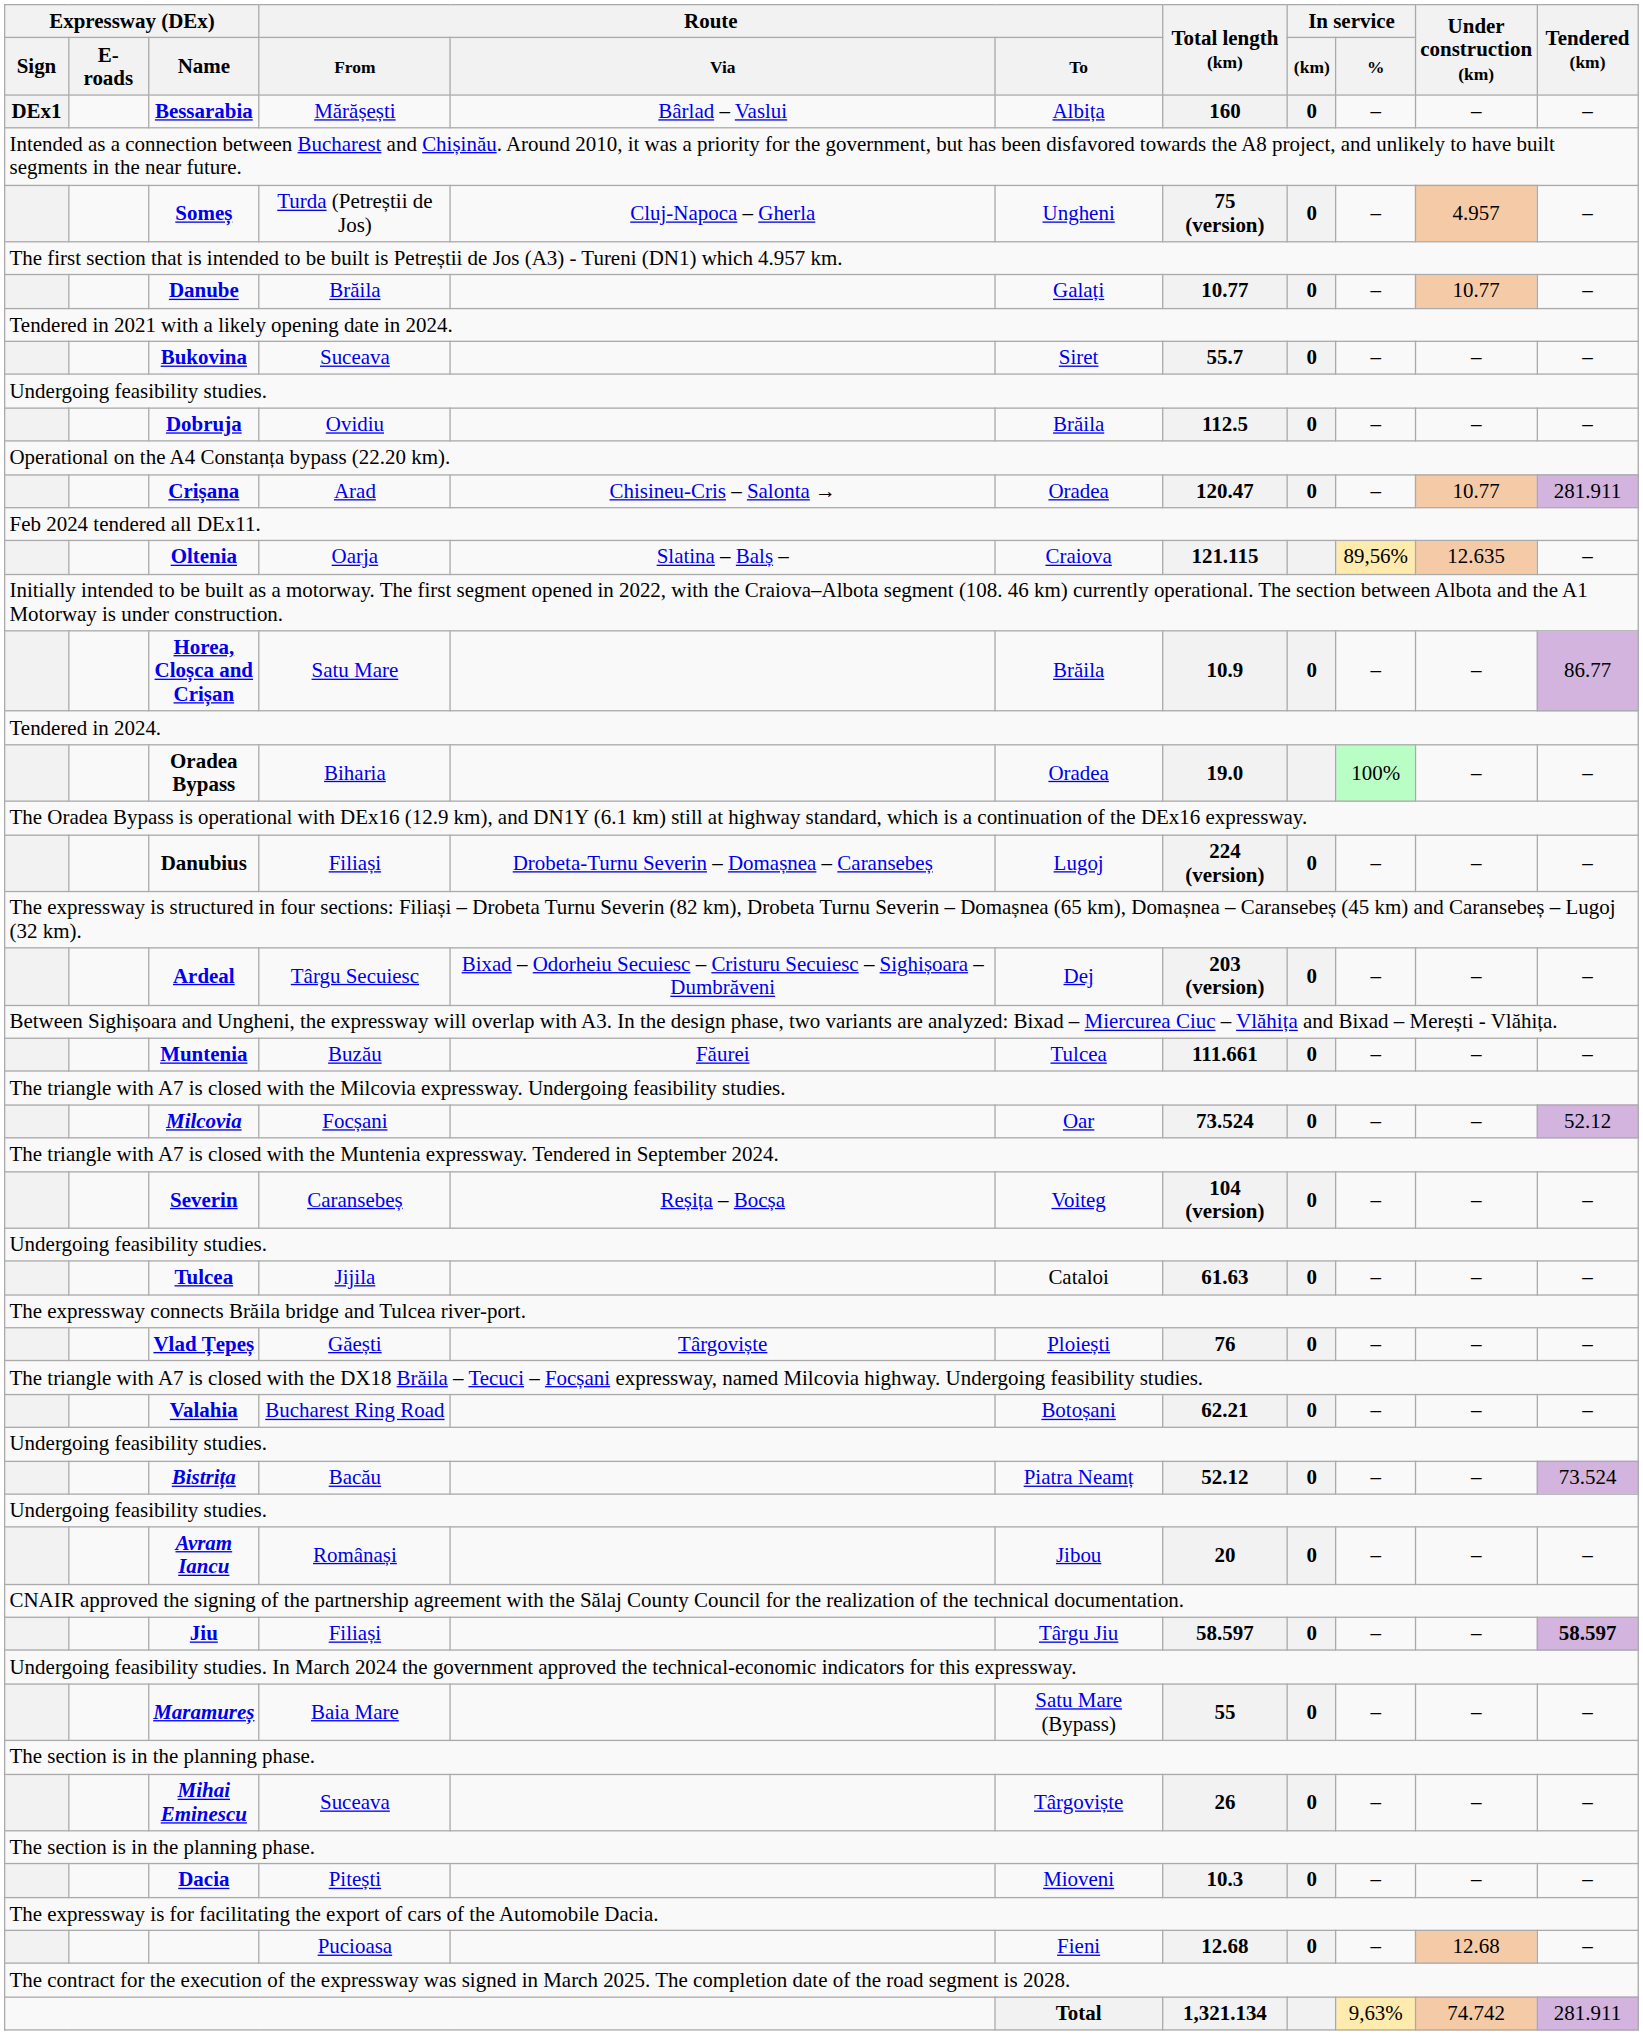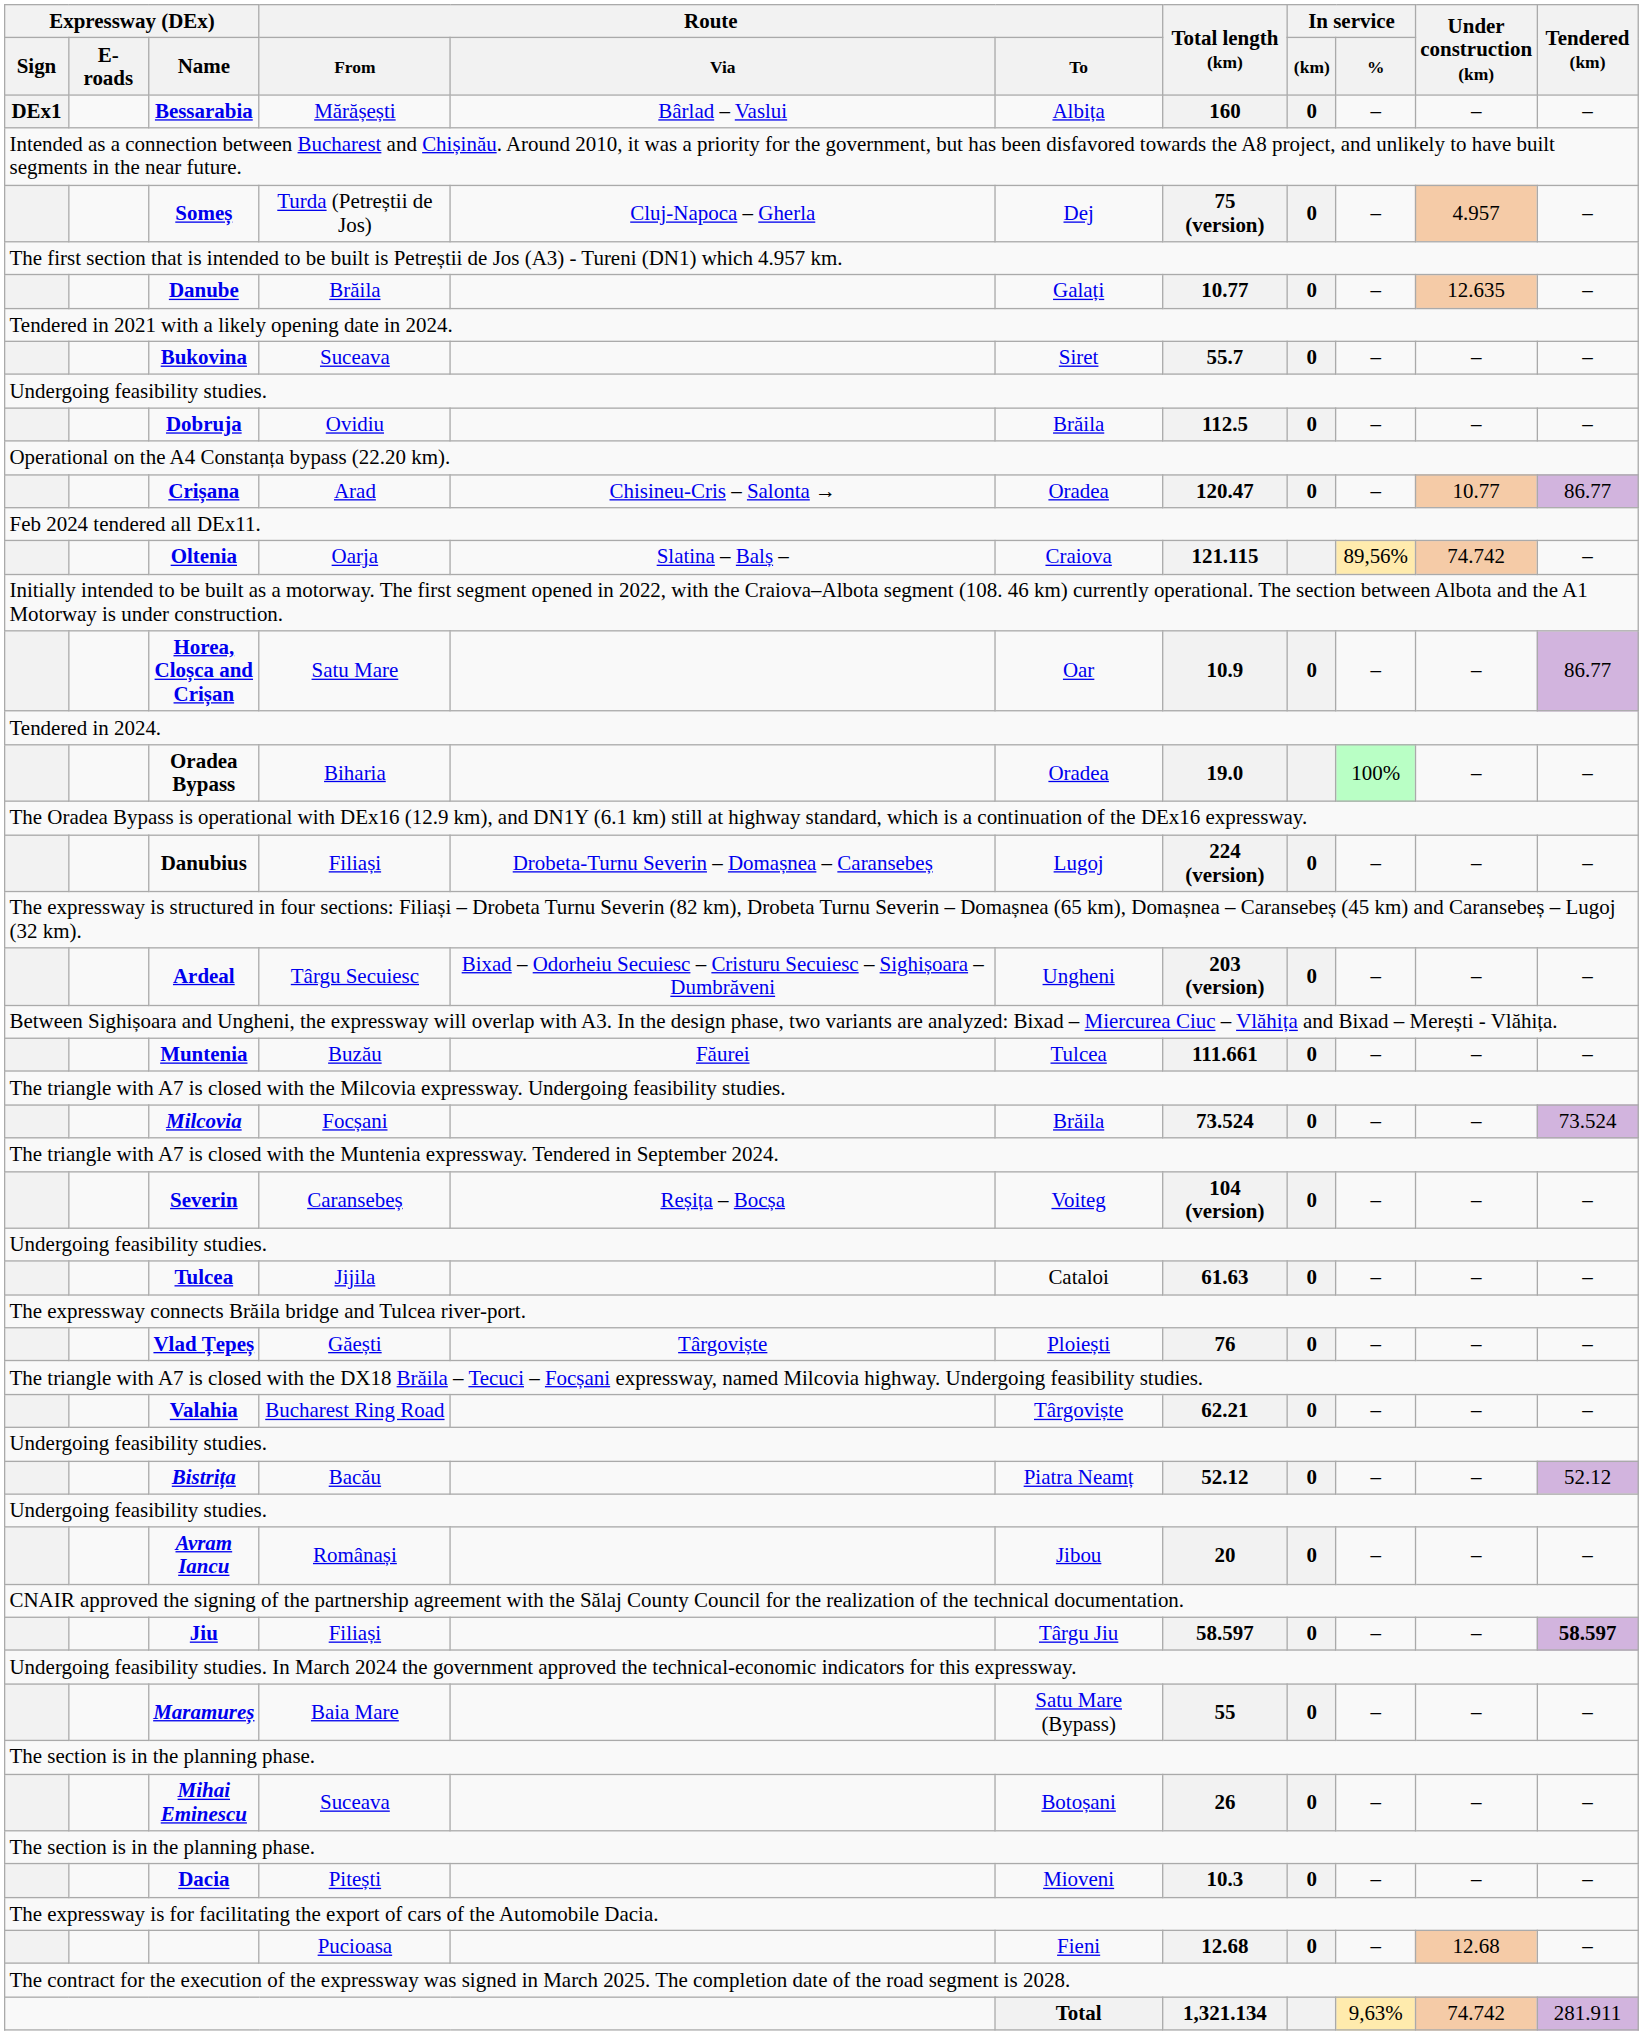(1079, 213) Ungheni -> (1079, 213) Dej
(1476, 291) 10.77 -> (1476, 291) 12.635
(1588, 490) 281.911 -> (1588, 490) 86.77
(1476, 557) 12.635 -> (1476, 557) 74.742
(1079, 670) Brăila -> (1079, 670) Oar
(1079, 976) Dej -> (1079, 976) Ungheni
(1079, 1121) Oar -> (1079, 1121) Brăila
(1588, 1121) 52.12 -> (1588, 1121) 73.524
(1079, 1410) Botoșani -> (1079, 1410) Târgoviște
(1588, 1477) 73.524 -> (1588, 1477) 52.12
(1079, 1802) Târgoviște -> (1079, 1802) Botoșani
